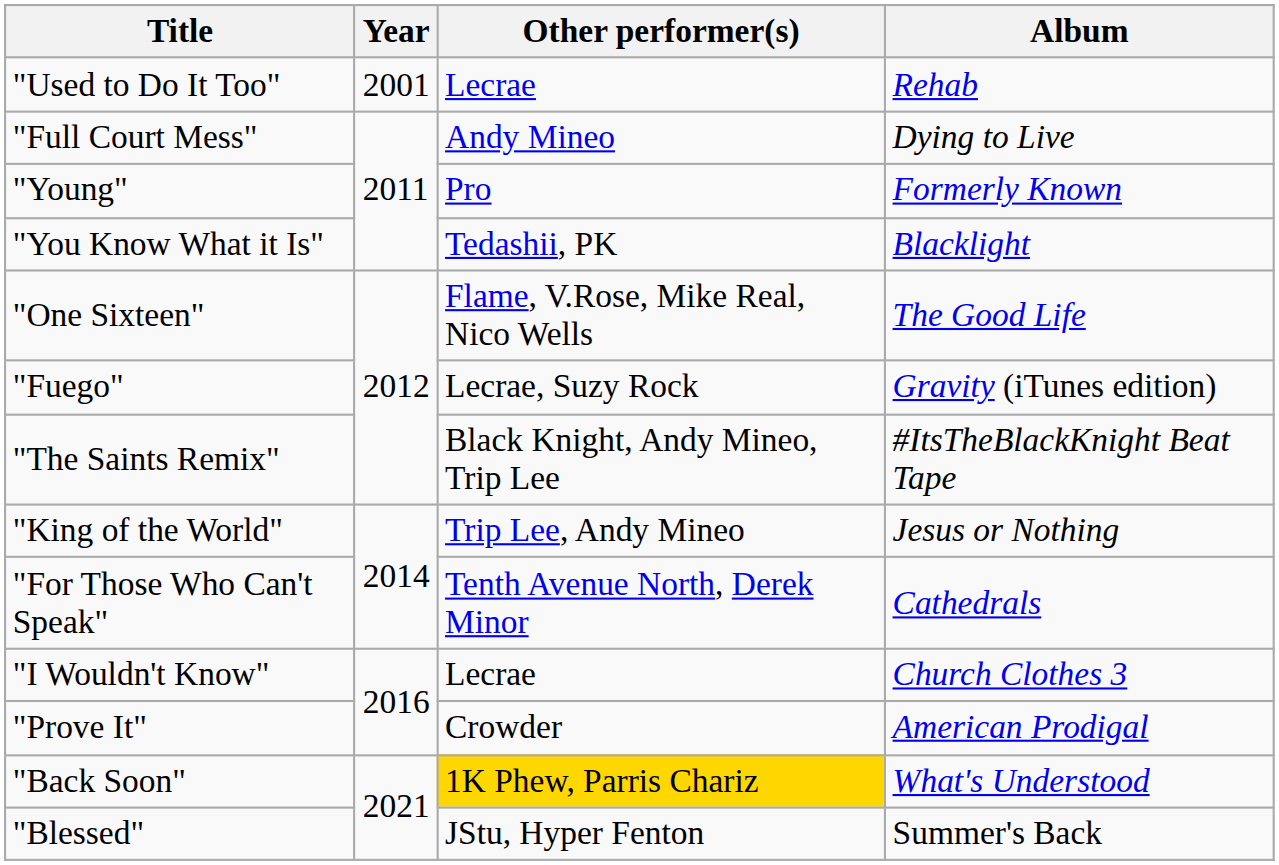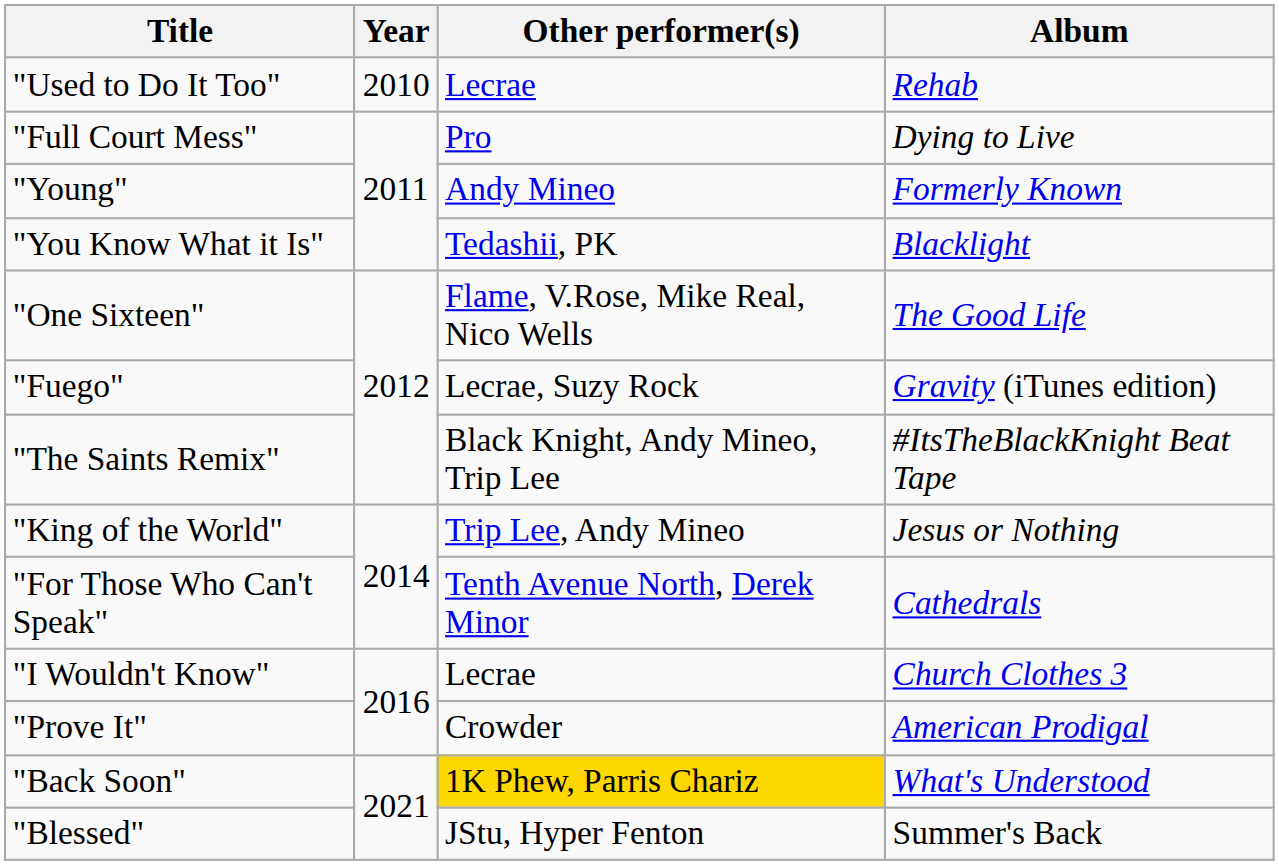(396, 84) 2001 -> (396, 84) 2010
(530, 137) Andy Mineo -> (468, 137) Pro
(468, 190) Pro -> (530, 190) Andy Mineo
